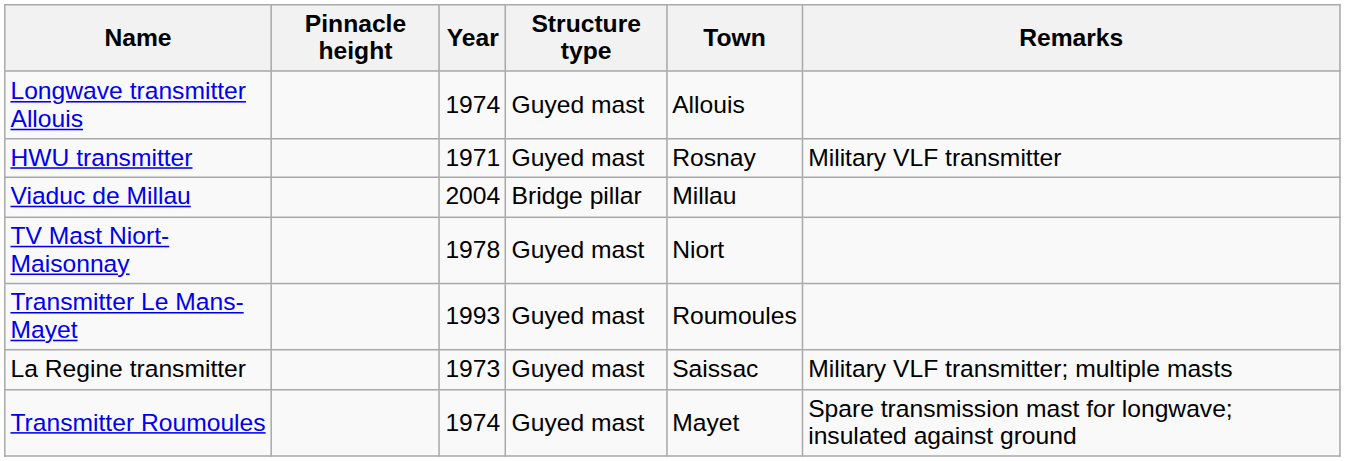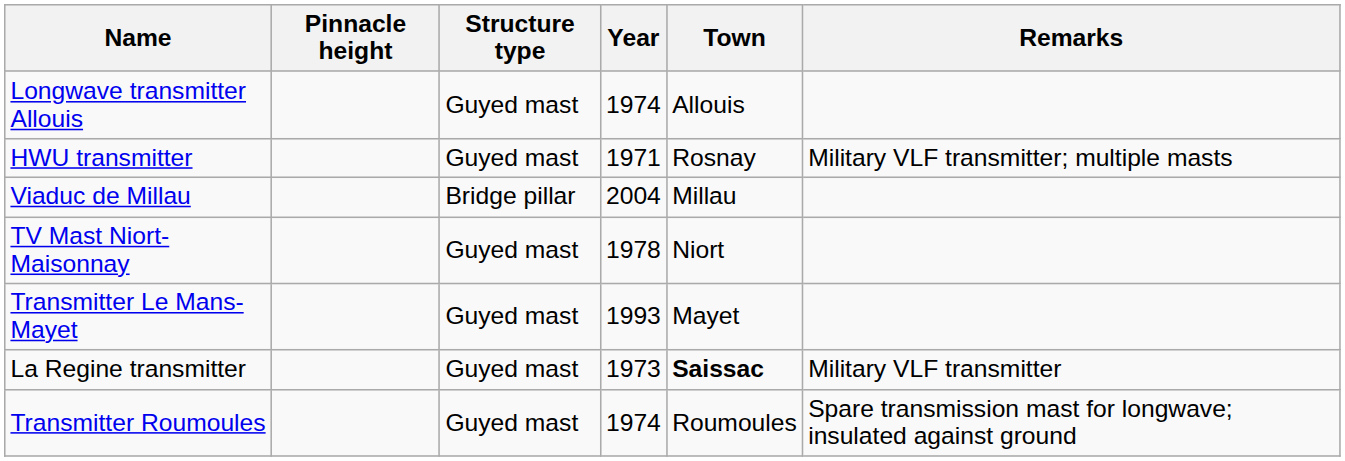columns swapped: (473, 37) <-> (586, 37)
(935, 157) Military VLF transmitter -> (1020, 157) Military VLF transmitter; multiple masts
(734, 316) Roumoules -> (706, 316) Mayet
(715, 369) normal -> (718, 369) bold
(1020, 369) Military VLF transmitter; multiple masts -> (935, 369) Military VLF transmitter
(706, 422) Mayet -> (734, 422) Roumoules
